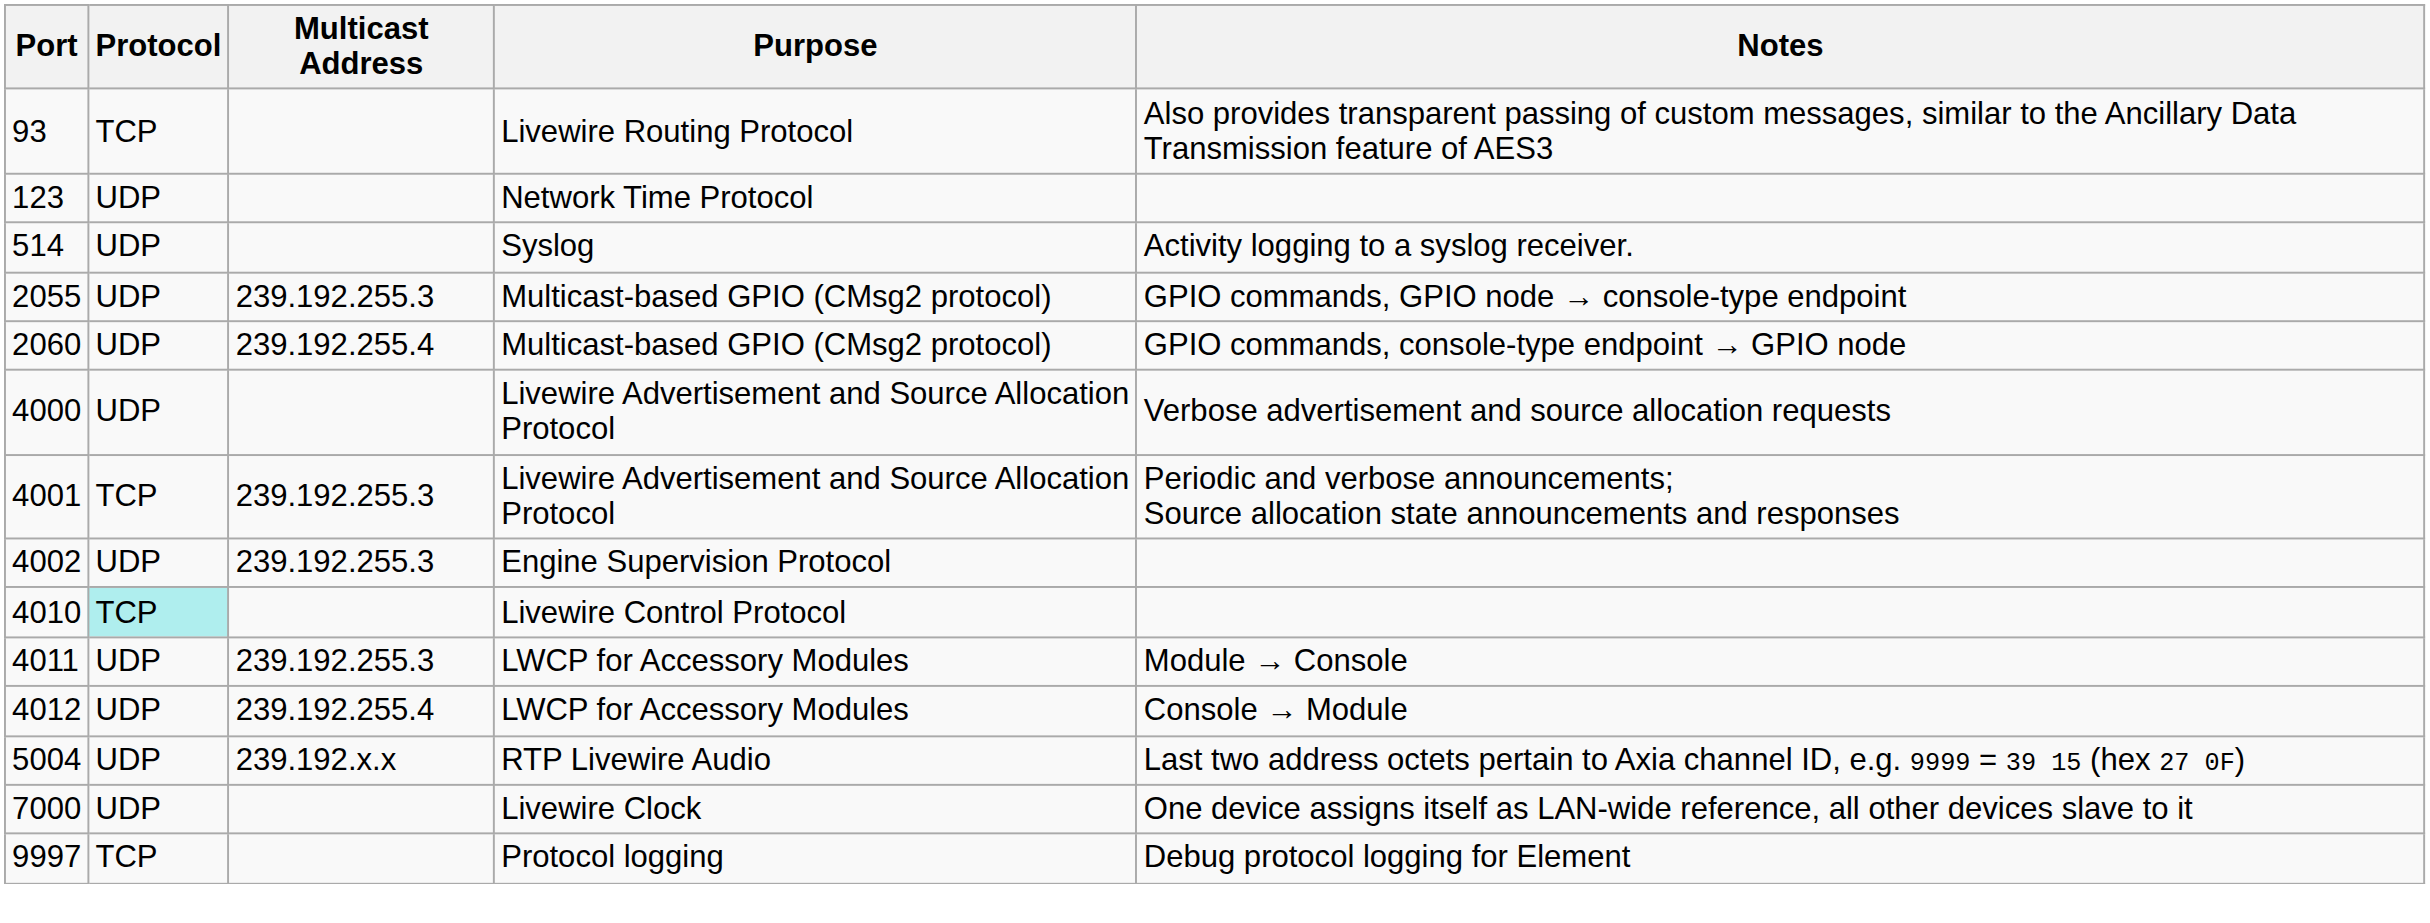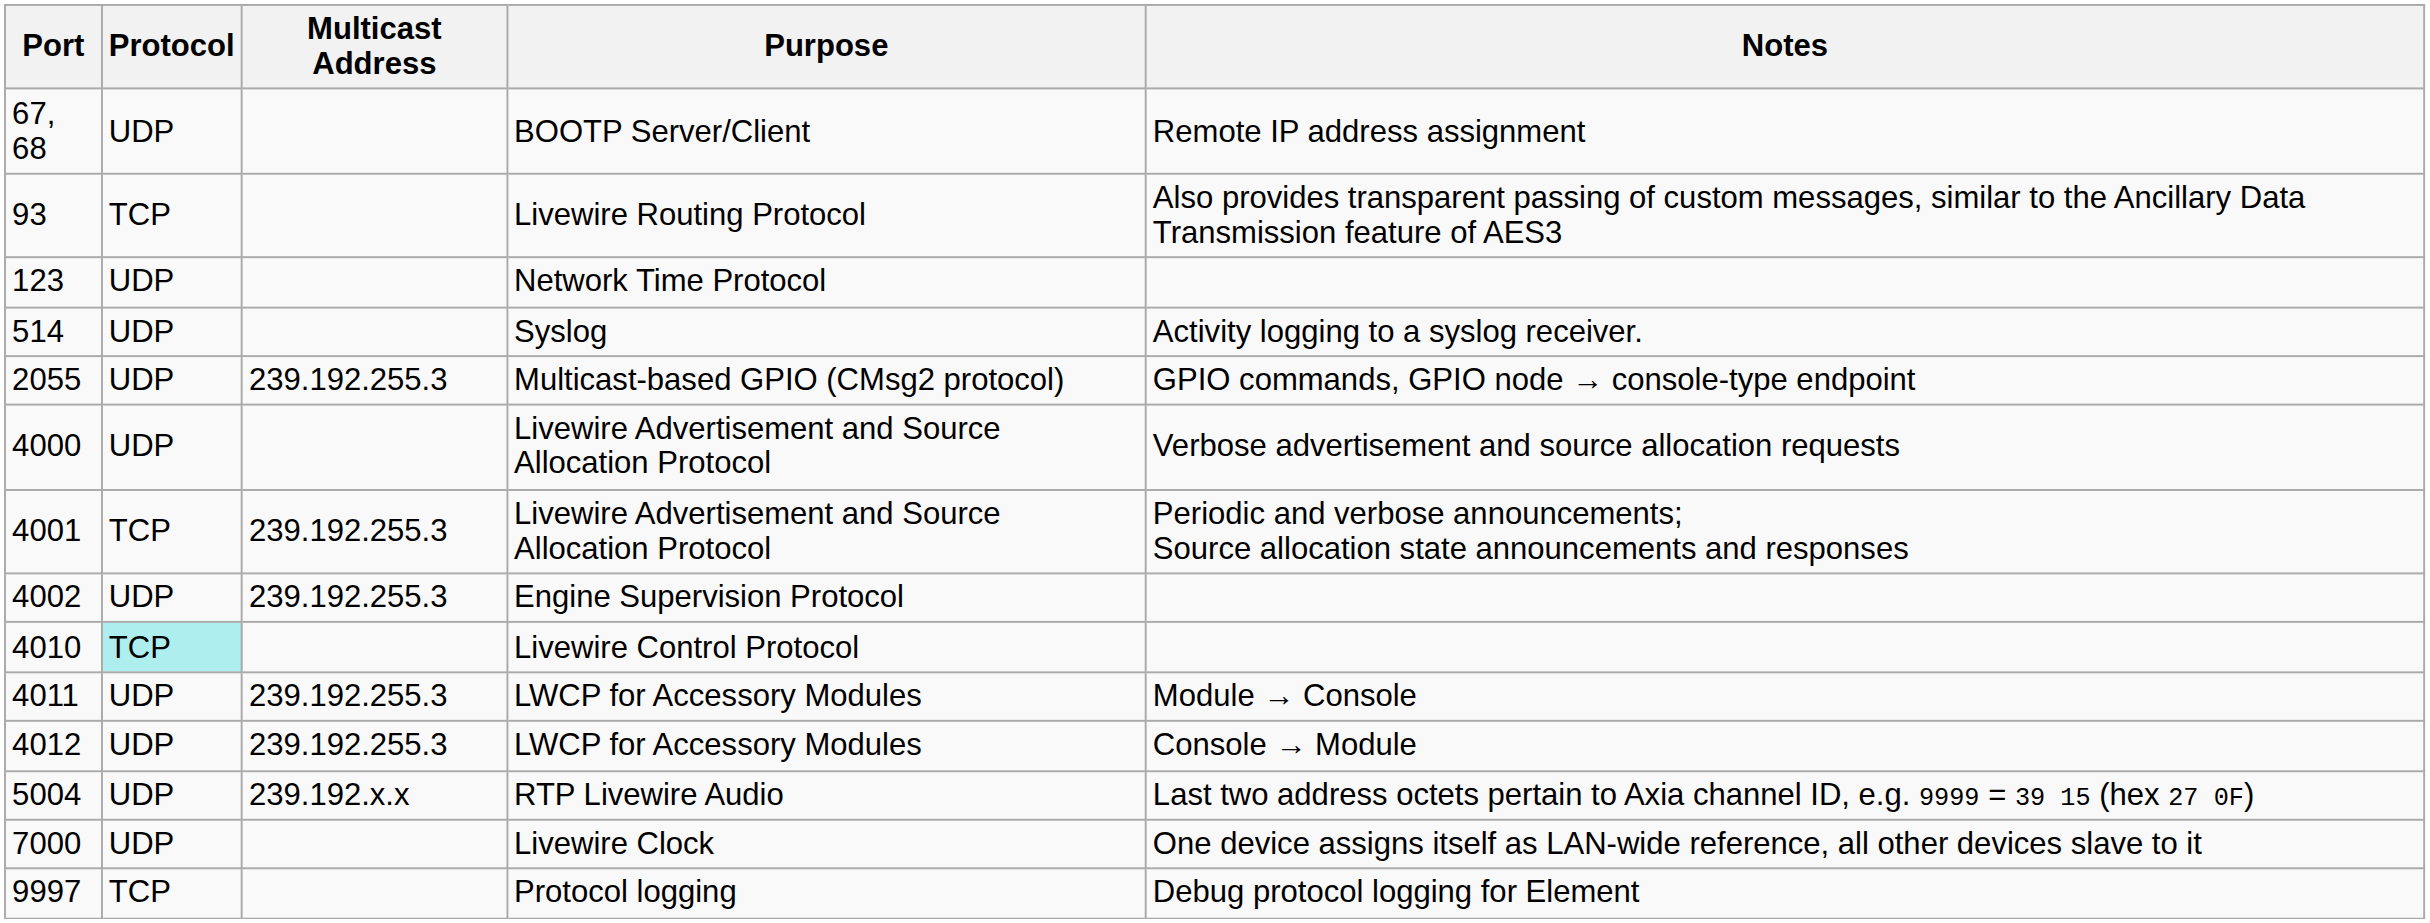+ row: (34, 130)
- row: (47, 345)
(335, 710) 239.192.255.4 -> (348, 745) 239.192.255.3
